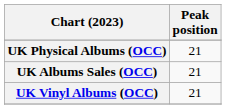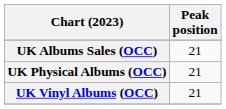rows swapped: (87, 72) <-> (87, 51)
